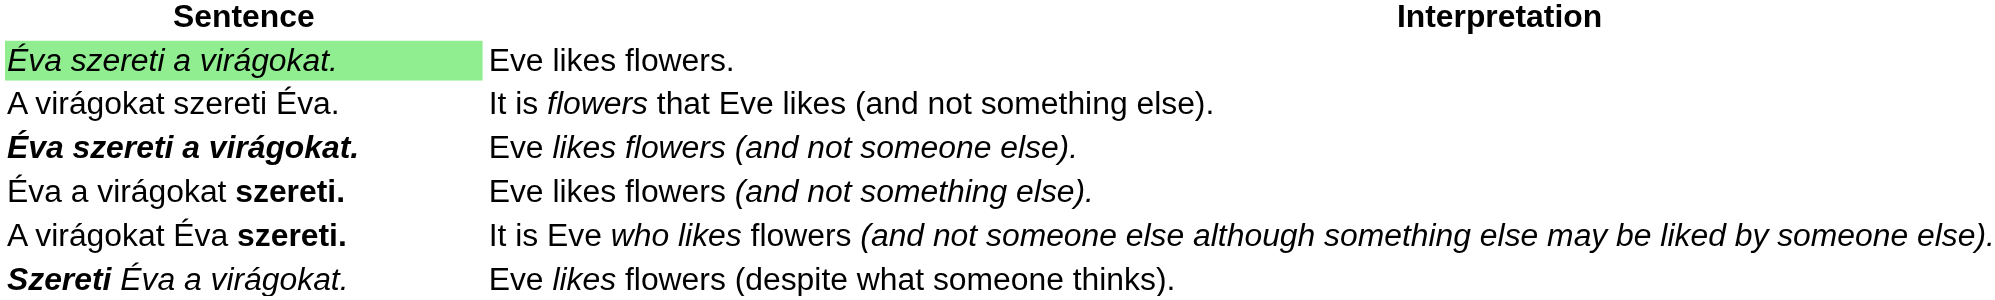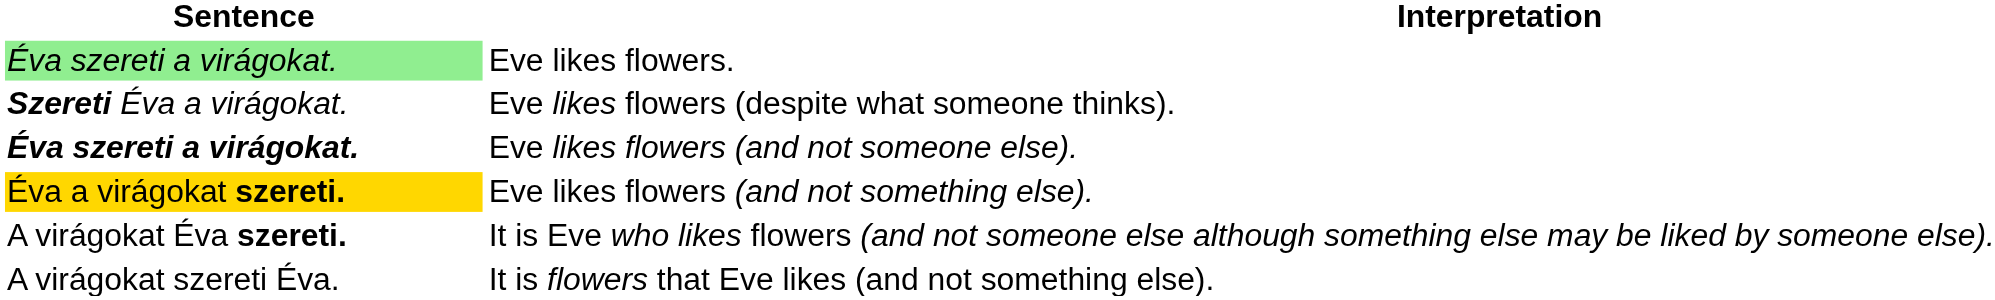rows swapped: (832, 279) <-> (852, 103)
(176, 191) no background -> (176, 191) gold background
